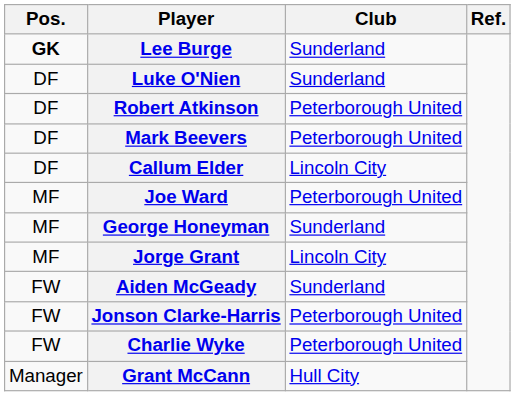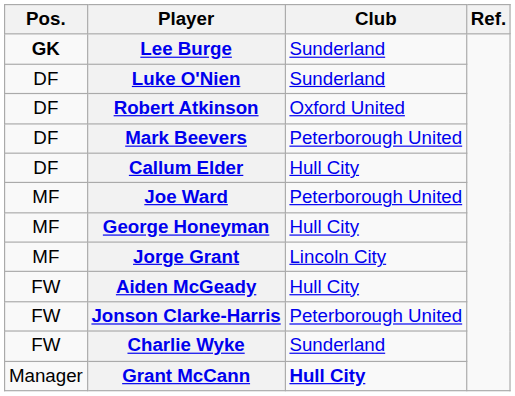(376, 108) Peterborough United -> (347, 108) Oxford United
(338, 167) Lincoln City -> (324, 167) Hull City
(337, 227) Sunderland -> (324, 227) Hull City
(337, 286) Sunderland -> (324, 286) Hull City
(376, 345) Peterborough United -> (337, 345) Sunderland
(324, 375) normal -> (327, 375) bold
